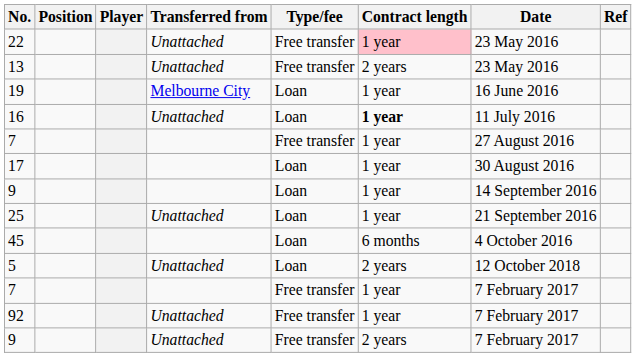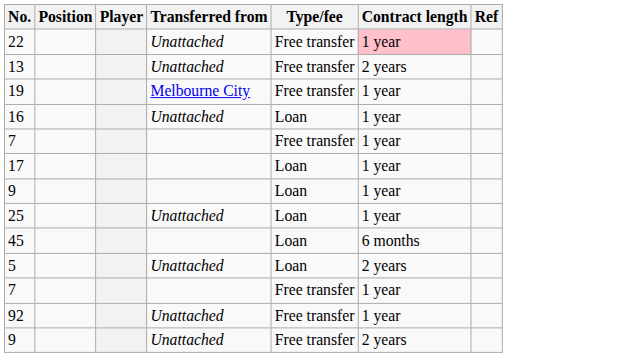- column: (536, 16)
(291, 91) Loan -> (315, 91) Free transfer
(382, 116) bold -> (381, 116) normal
